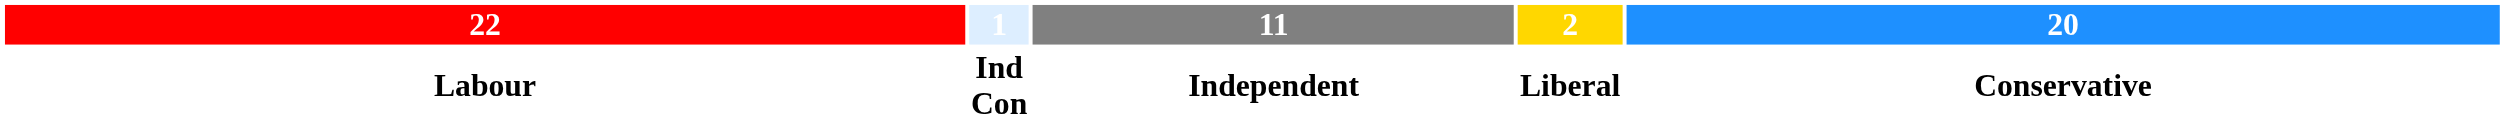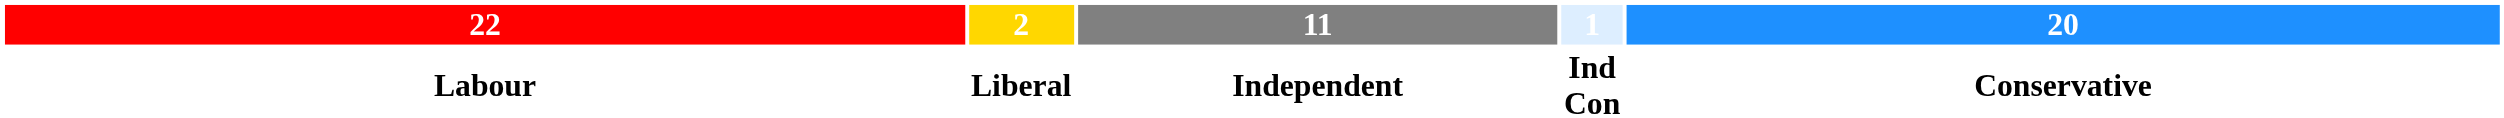columns swapped: (1570, 24) <-> (999, 24)
